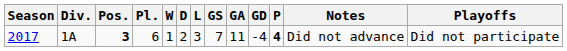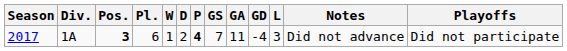columns swapped: (197, 15) <-> (277, 15)
